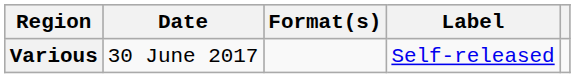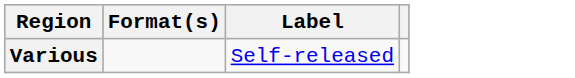- column: (183, 22)
